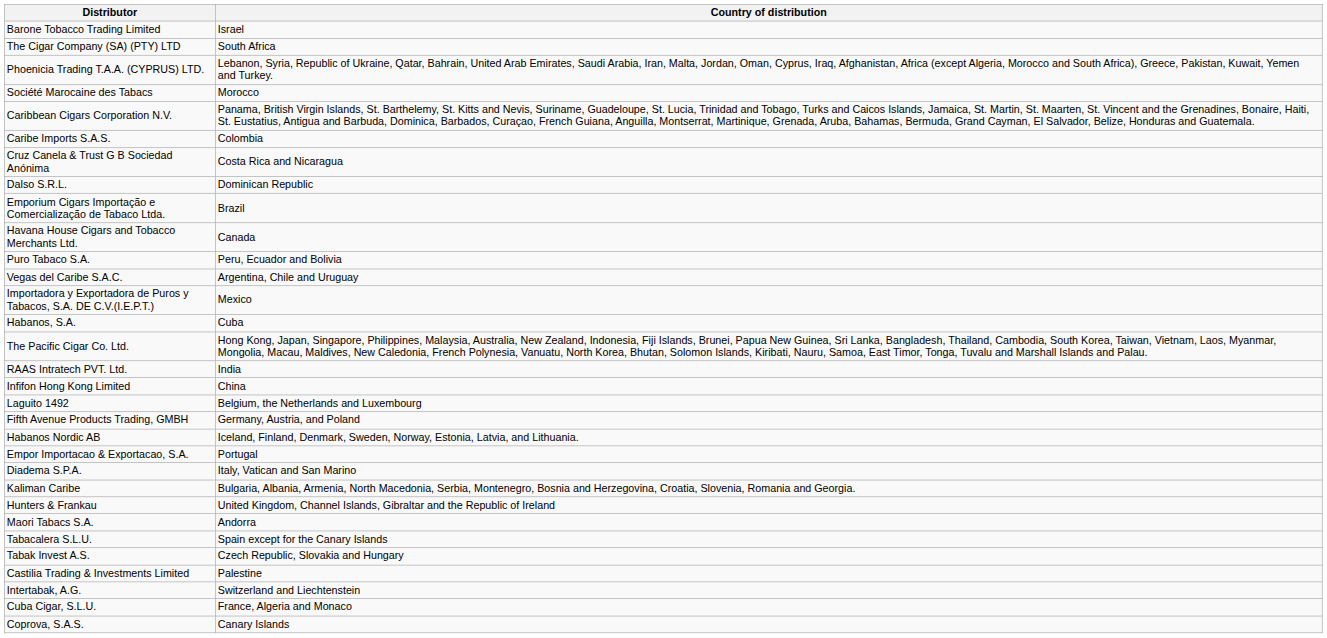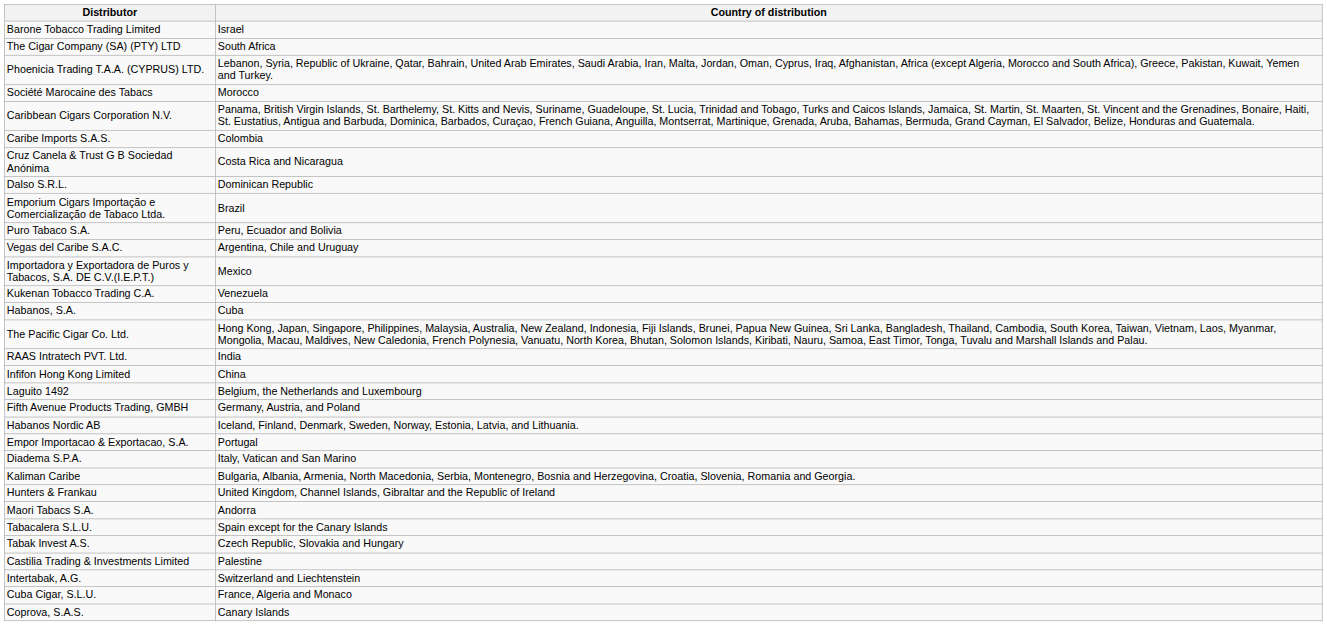- row: (91, 237)
+ row: (81, 294)
